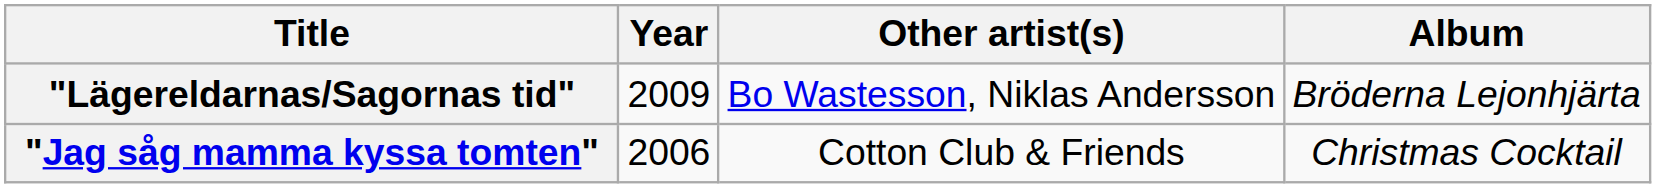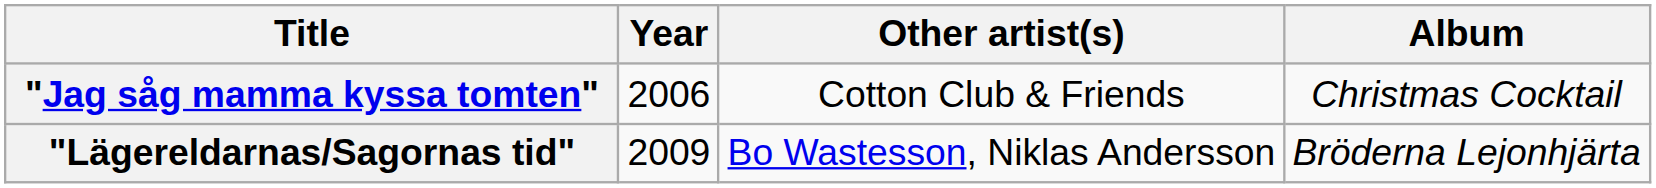rows swapped: (312, 152) <-> (312, 93)
